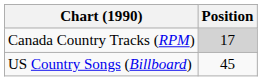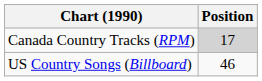(227, 64) 45 -> (227, 64) 46
